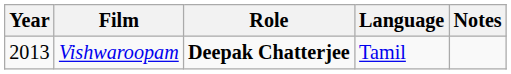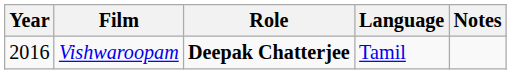(29, 52) 2013 -> (29, 52) 2016
